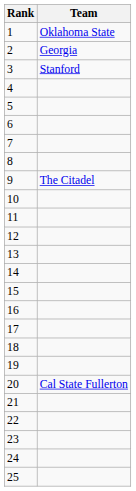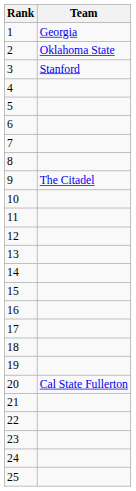(77, 32) Oklahoma State -> (58, 32) Georgia
(58, 50) Georgia -> (77, 50) Oklahoma State
